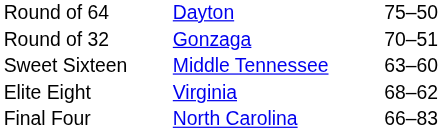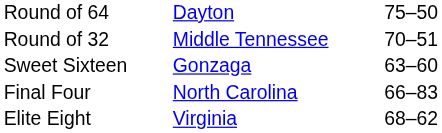(212, 39) Gonzaga -> (251, 39) Middle Tennessee
(251, 66) Middle Tennessee -> (212, 66) Gonzaga
rows swapped: (47, 92) <-> (47, 119)
